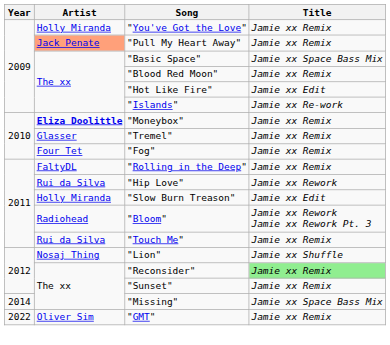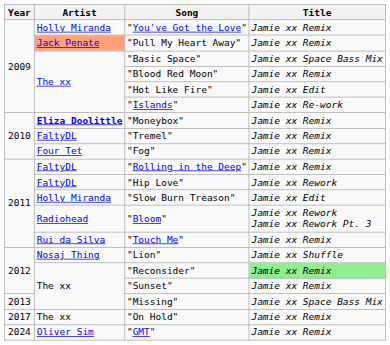(57, 136) Glasser -> (57, 136) FaltyDL
(71, 182) Rui da Silva -> (57, 182) FaltyDL
(19, 301) 2014 -> (19, 301) 2013
+ row: (153, 317)
(19, 317) 2022 -> (19, 332) 2024
